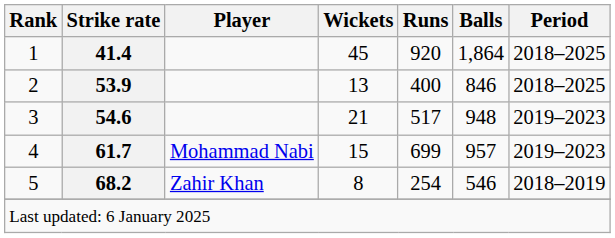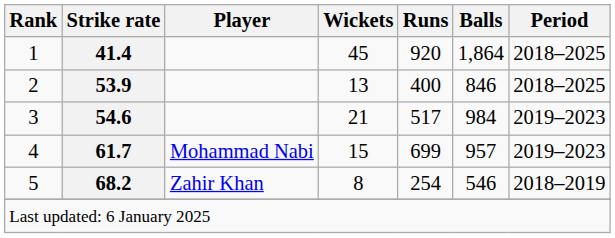(481, 118) 948 -> (481, 118) 984
